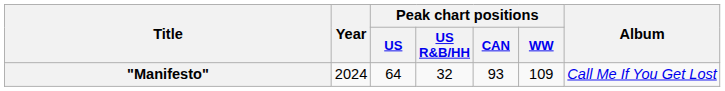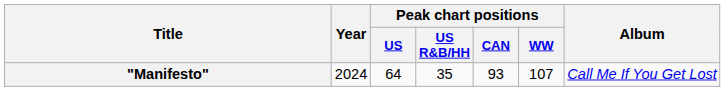(445, 74) 32 -> (445, 74) 35
(541, 74) 109 -> (541, 74) 107
